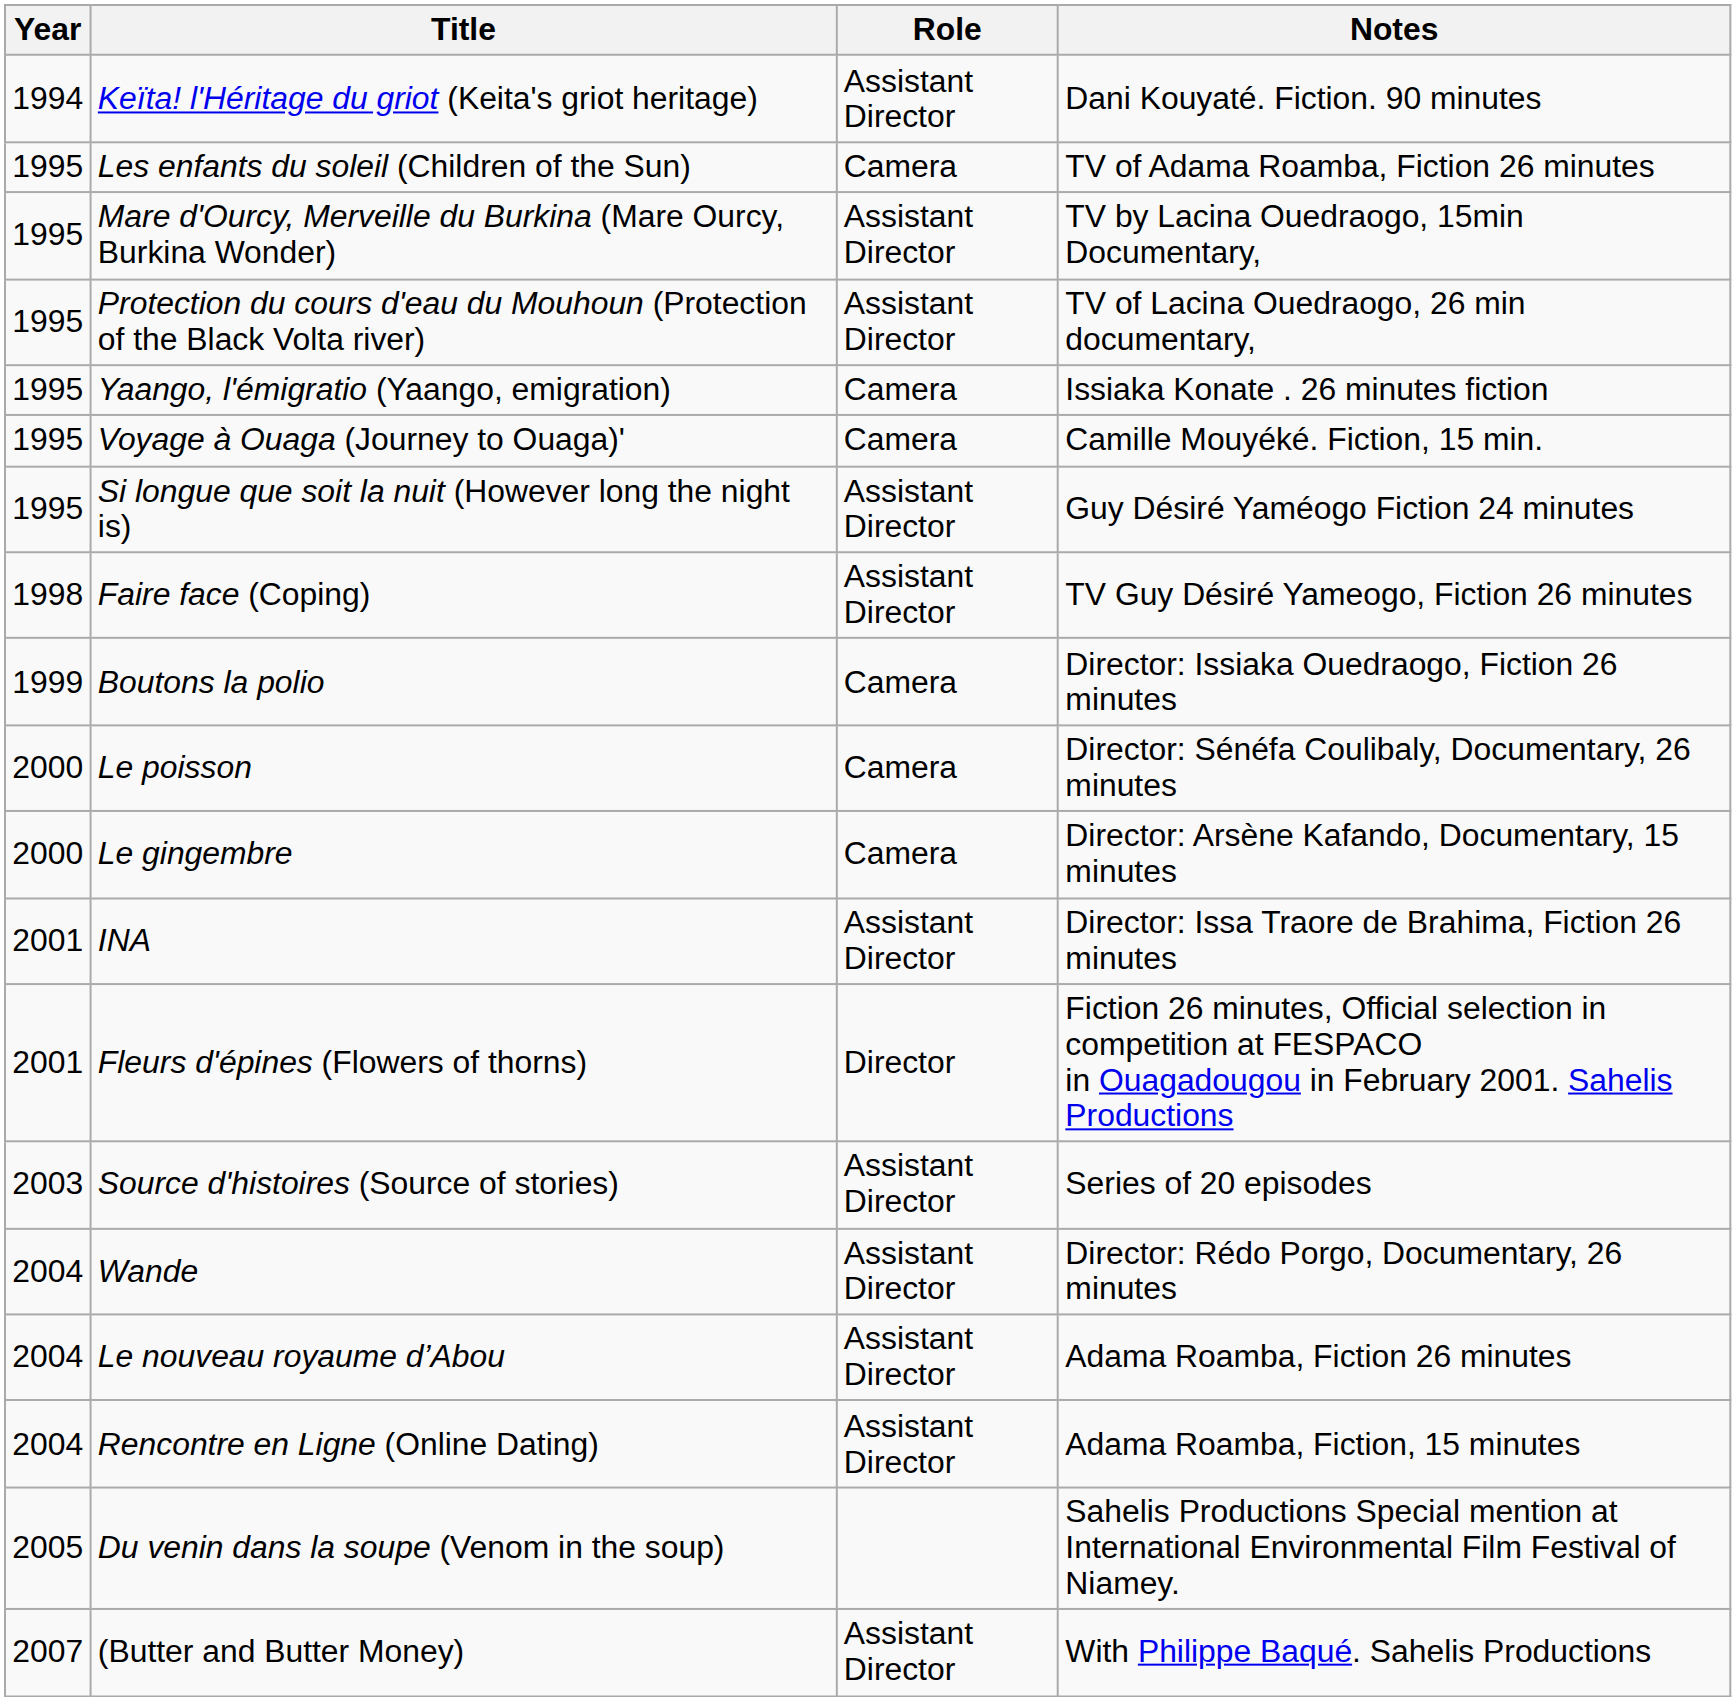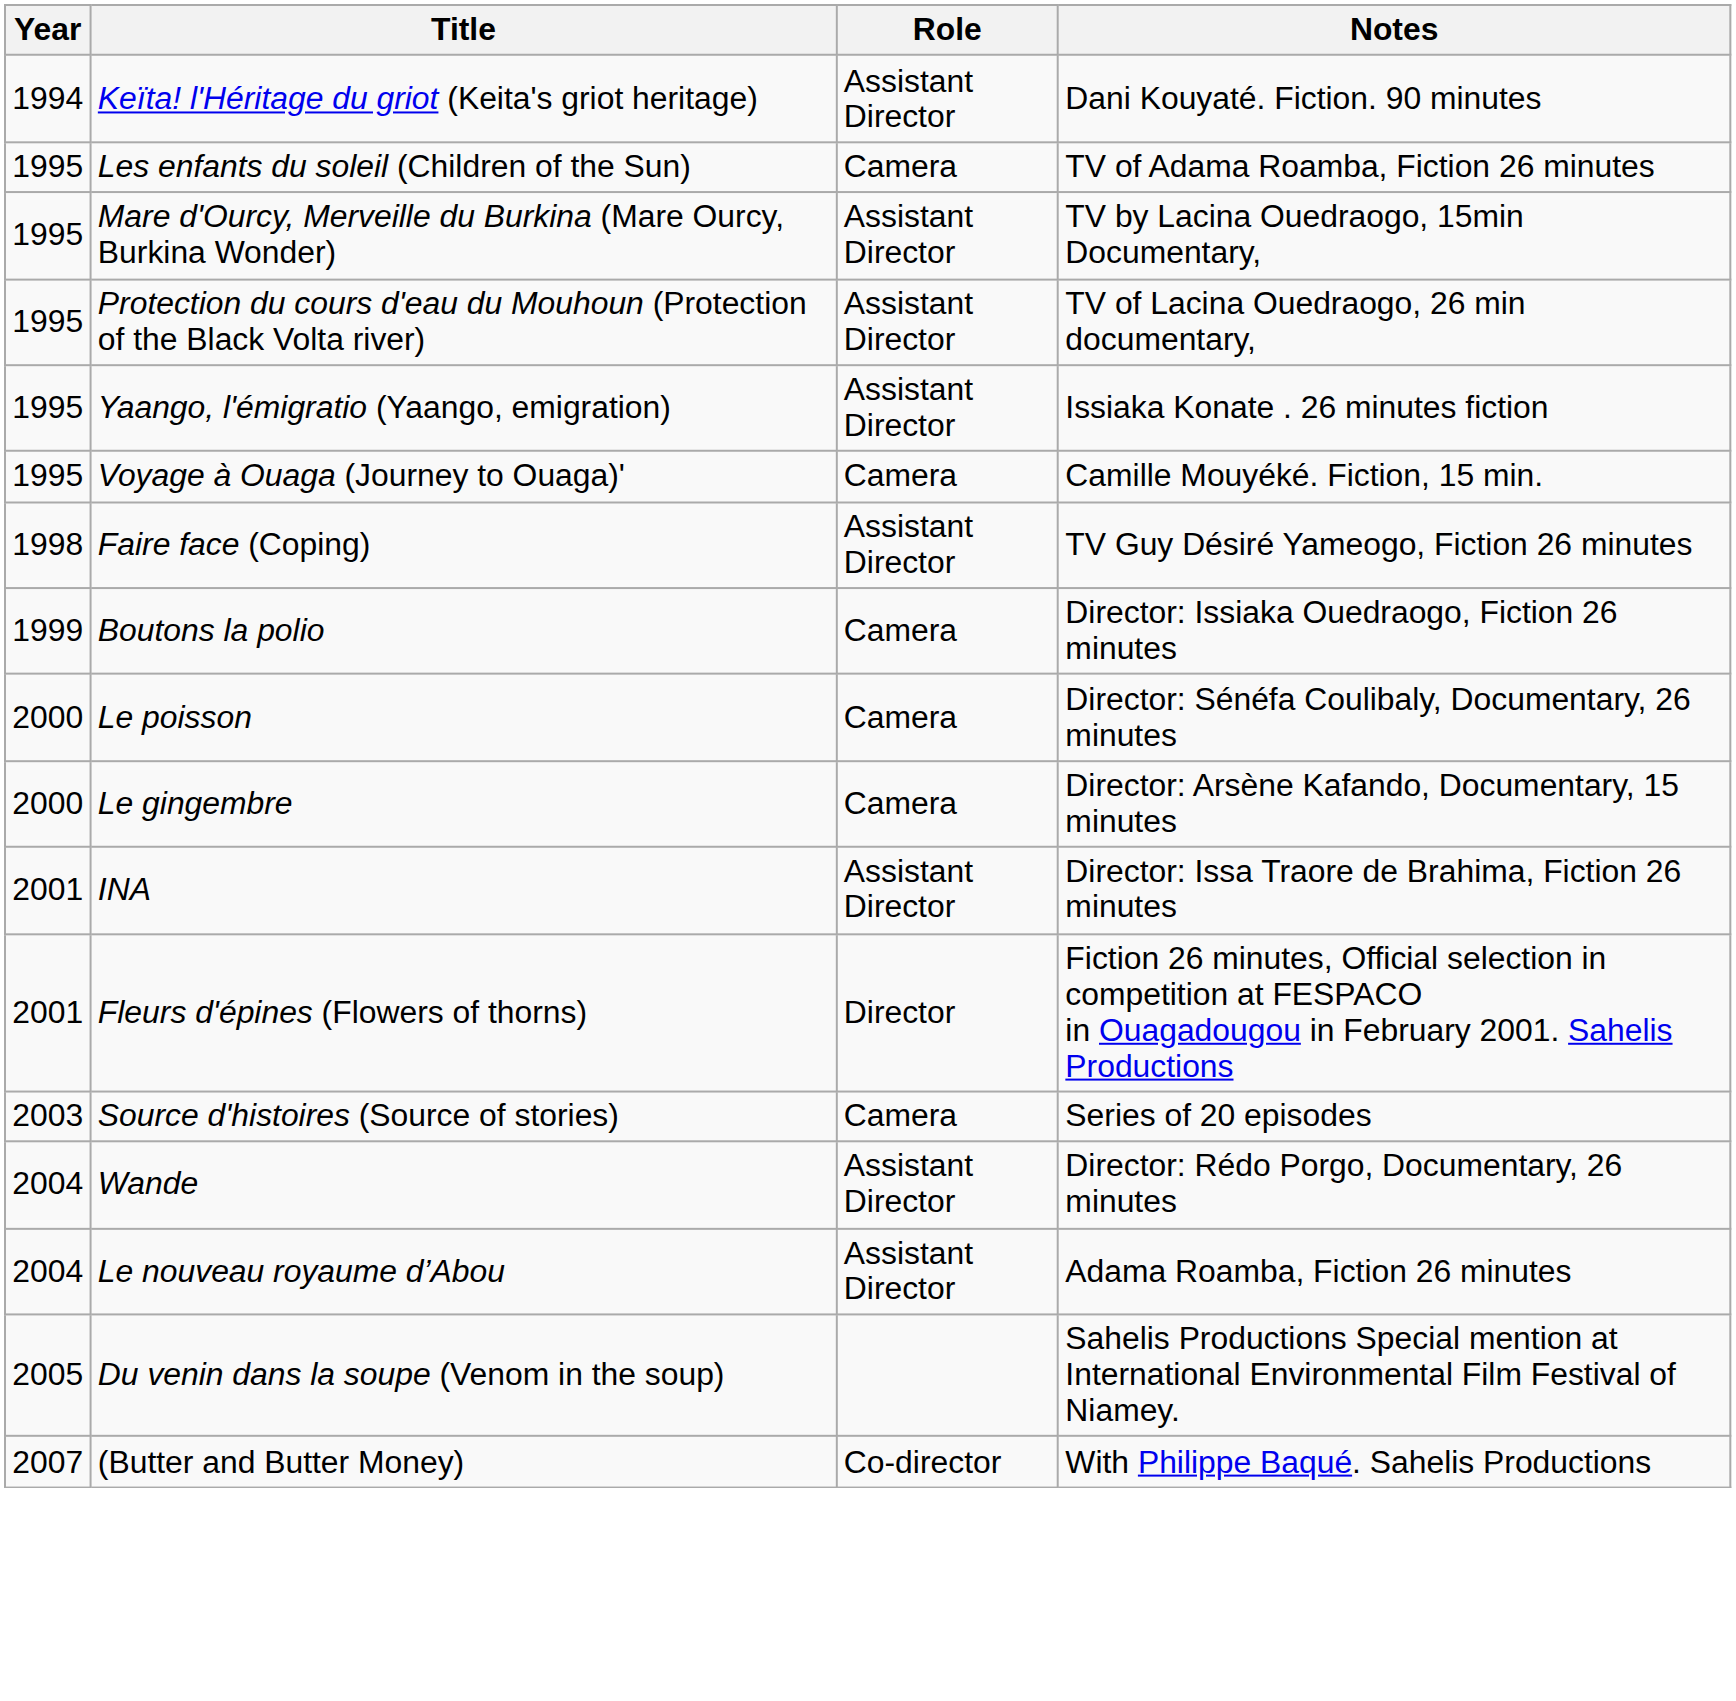(900, 389) Camera -> (908, 407) Assistant Director
- row: (444, 508)
(908, 1184) Assistant Director -> (900, 1116) Camera
- row: (348, 1443)
(908, 1651) Assistant Director -> (923, 1461) Co-director
